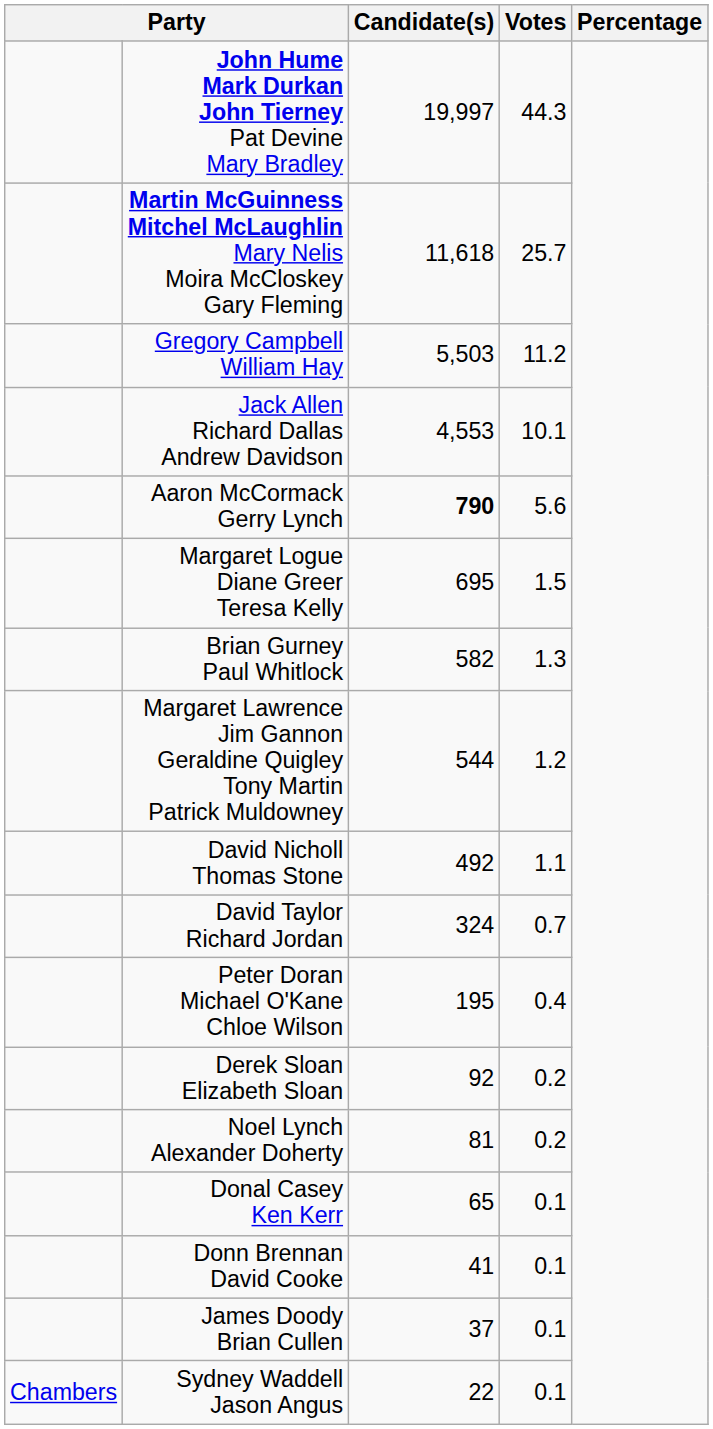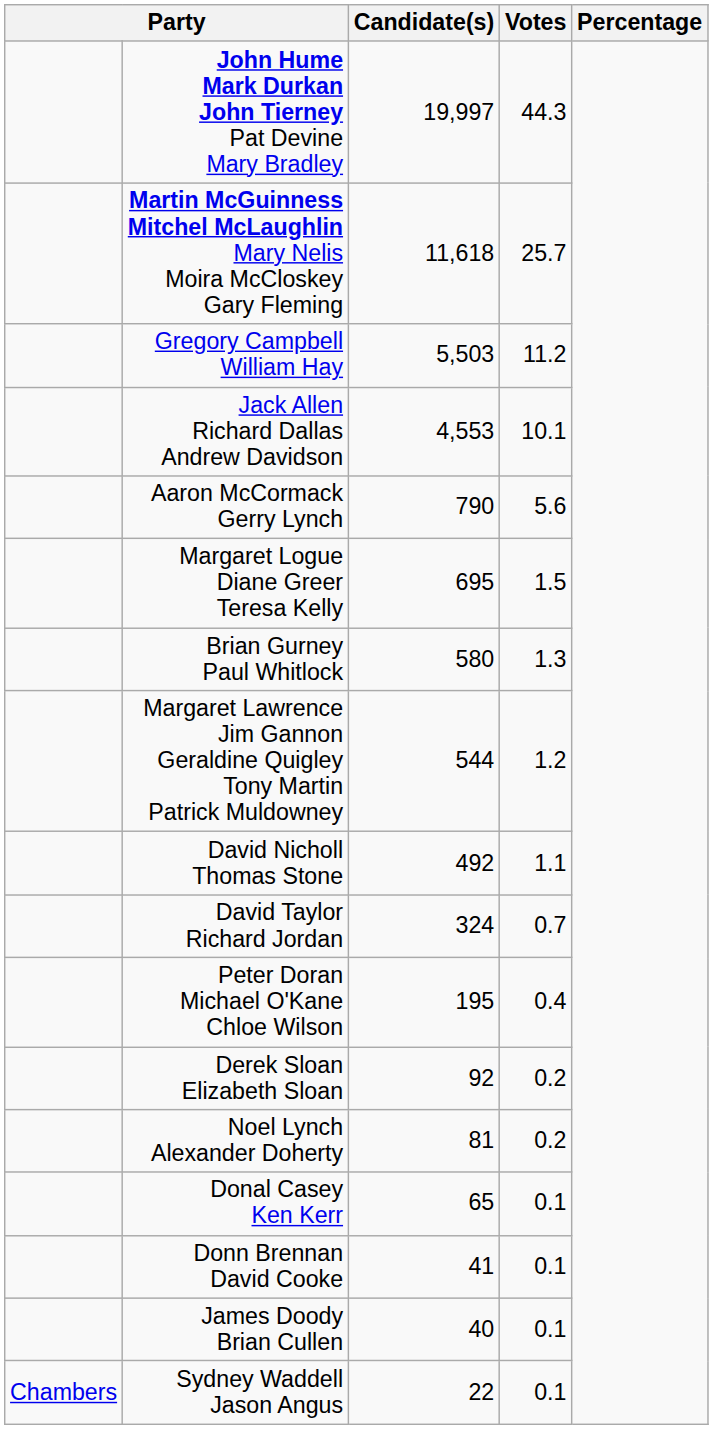(475, 507) bold -> (475, 507) normal
(475, 658) 582 -> (475, 658) 580
(481, 1329) 37 -> (481, 1329) 40
